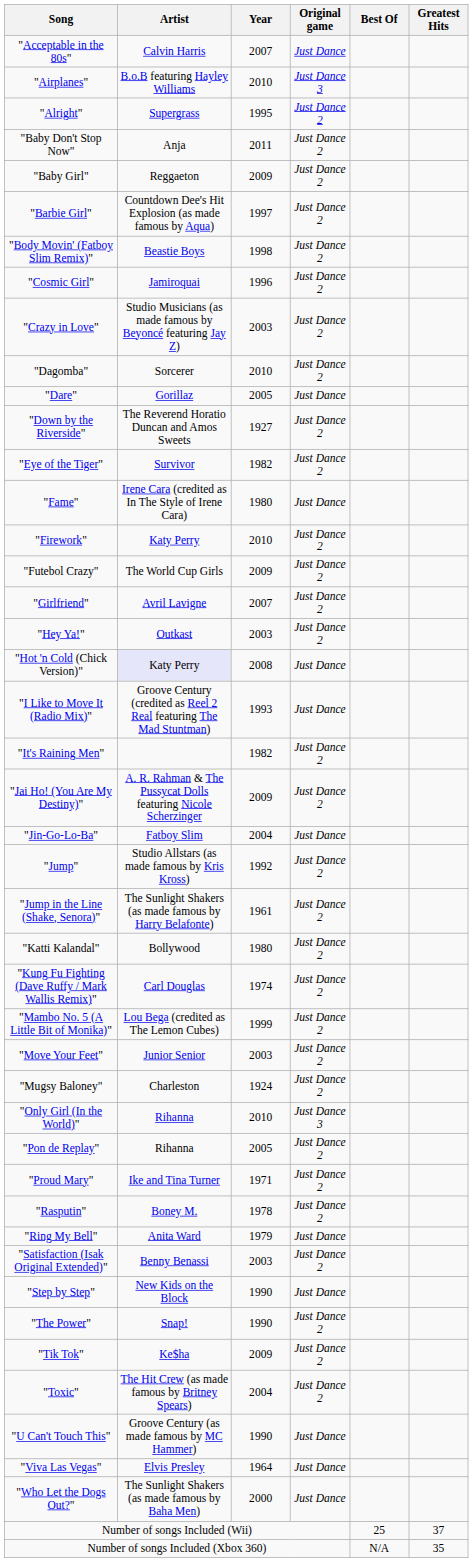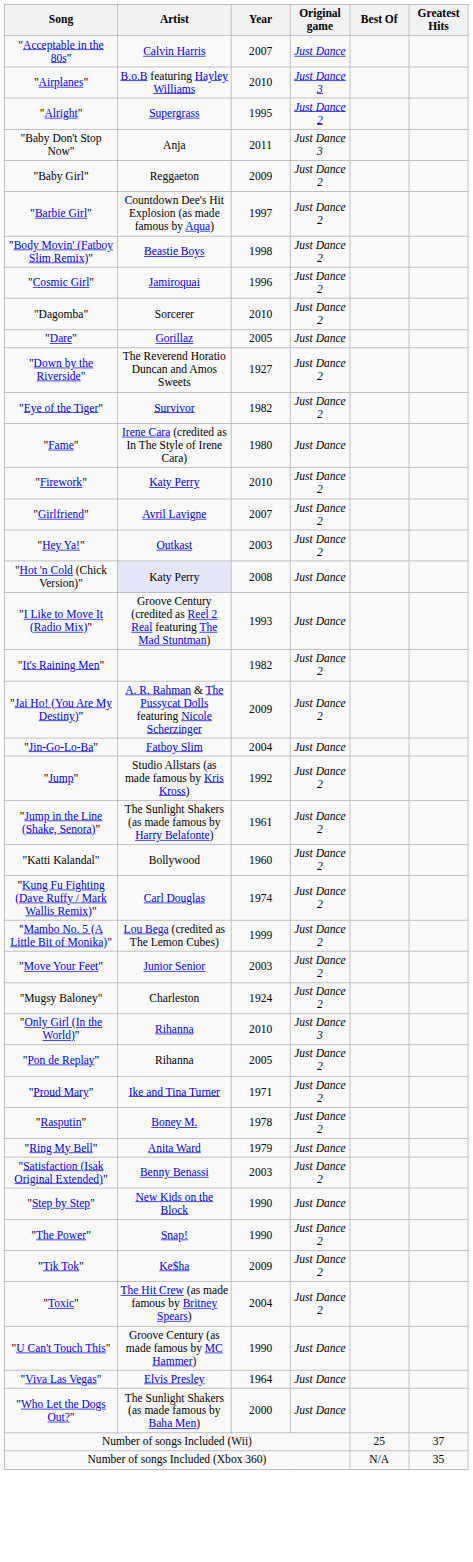(320, 145) Just Dance 2 -> (320, 145) Just Dance 3
- row: (61, 327)
- row: (61, 571)
(261, 948) 1980 -> (261, 860) 1960
